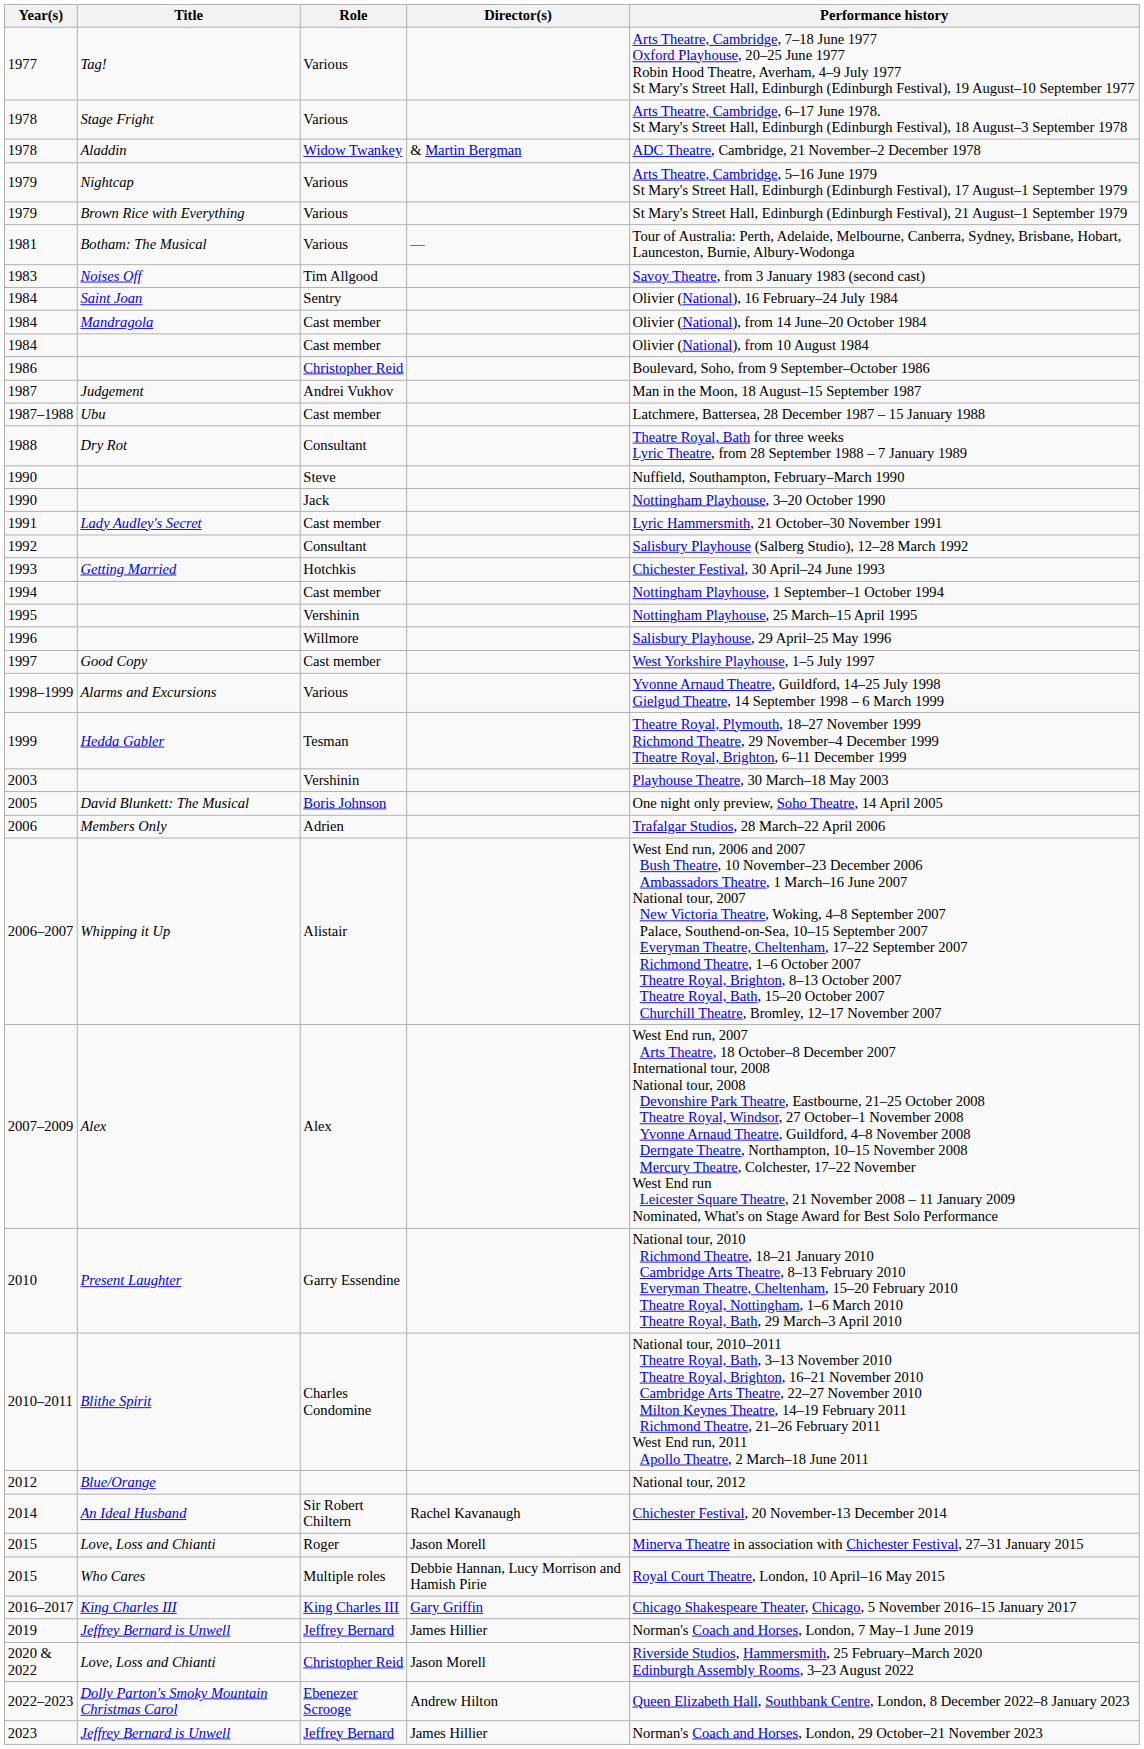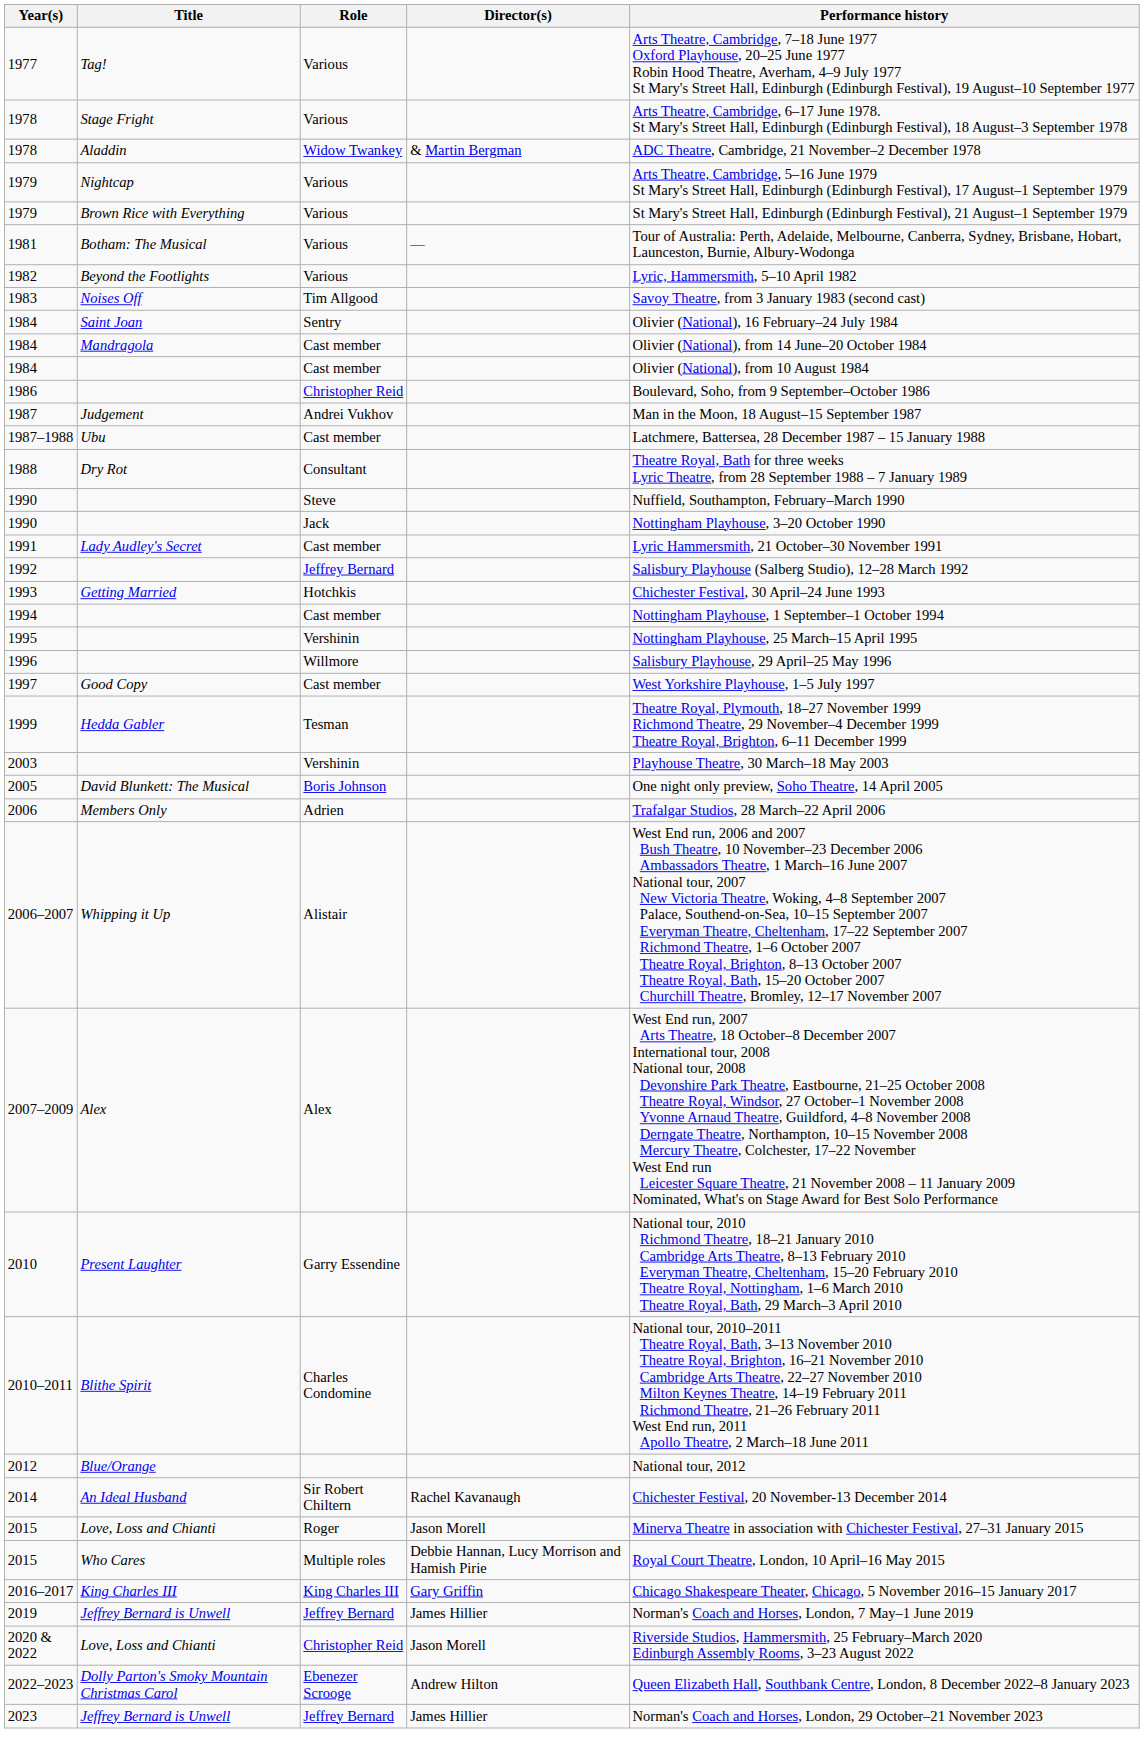+ row: (22, 275)
(335, 546) Consultant -> (349, 569) Jeffrey Bernard
- row: (41, 693)
